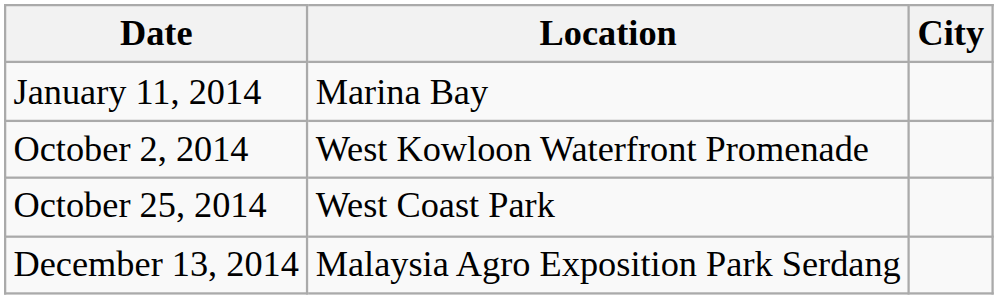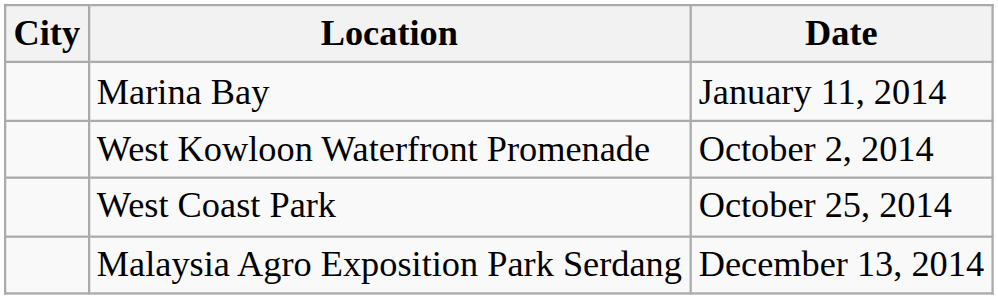columns swapped: (951, 33) <-> (156, 33)
